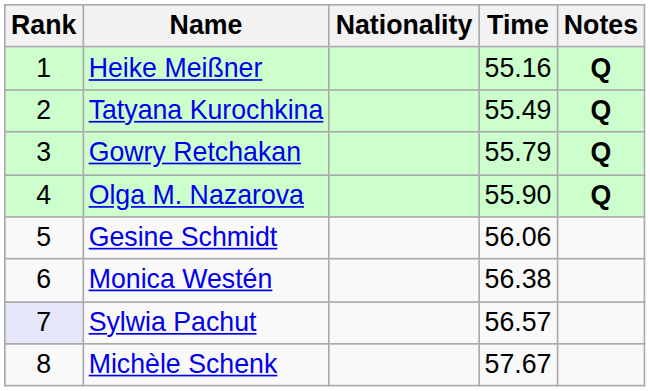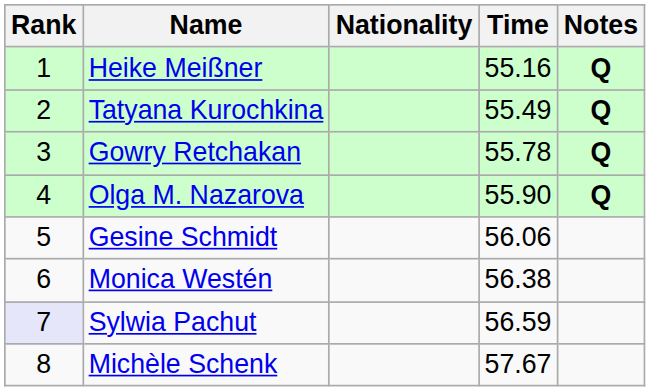(518, 152) 55.79 -> (518, 152) 55.78
(518, 322) 56.57 -> (518, 322) 56.59
